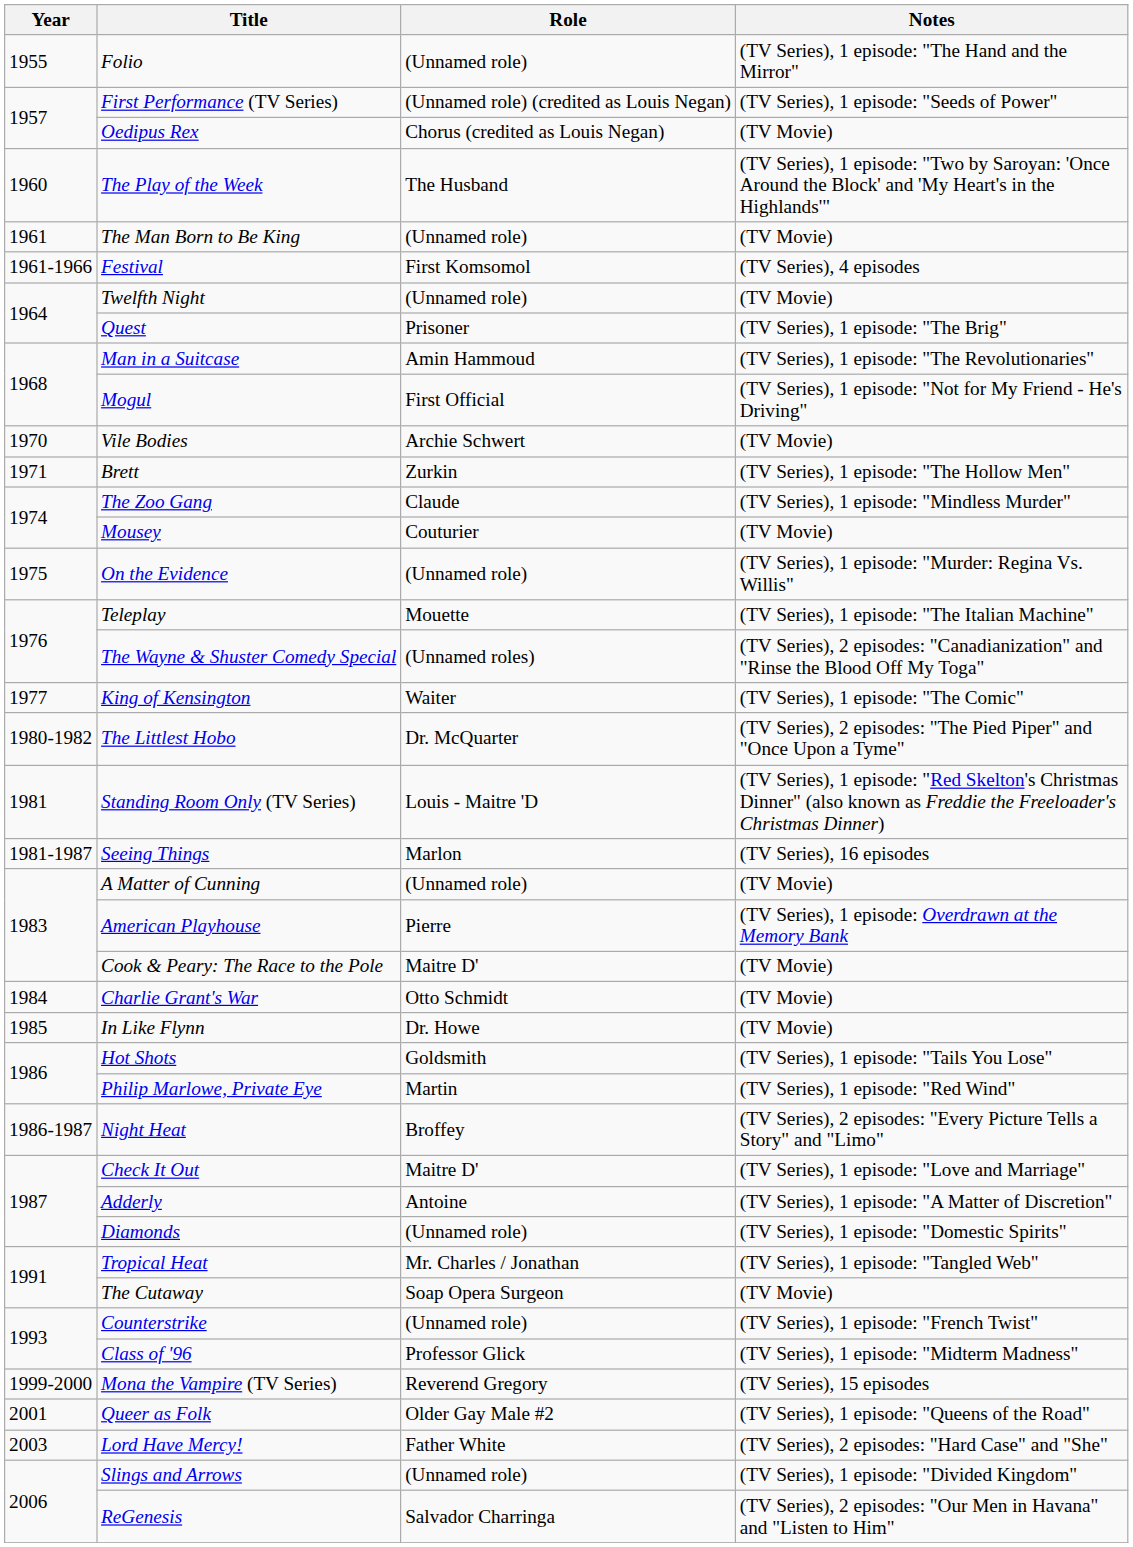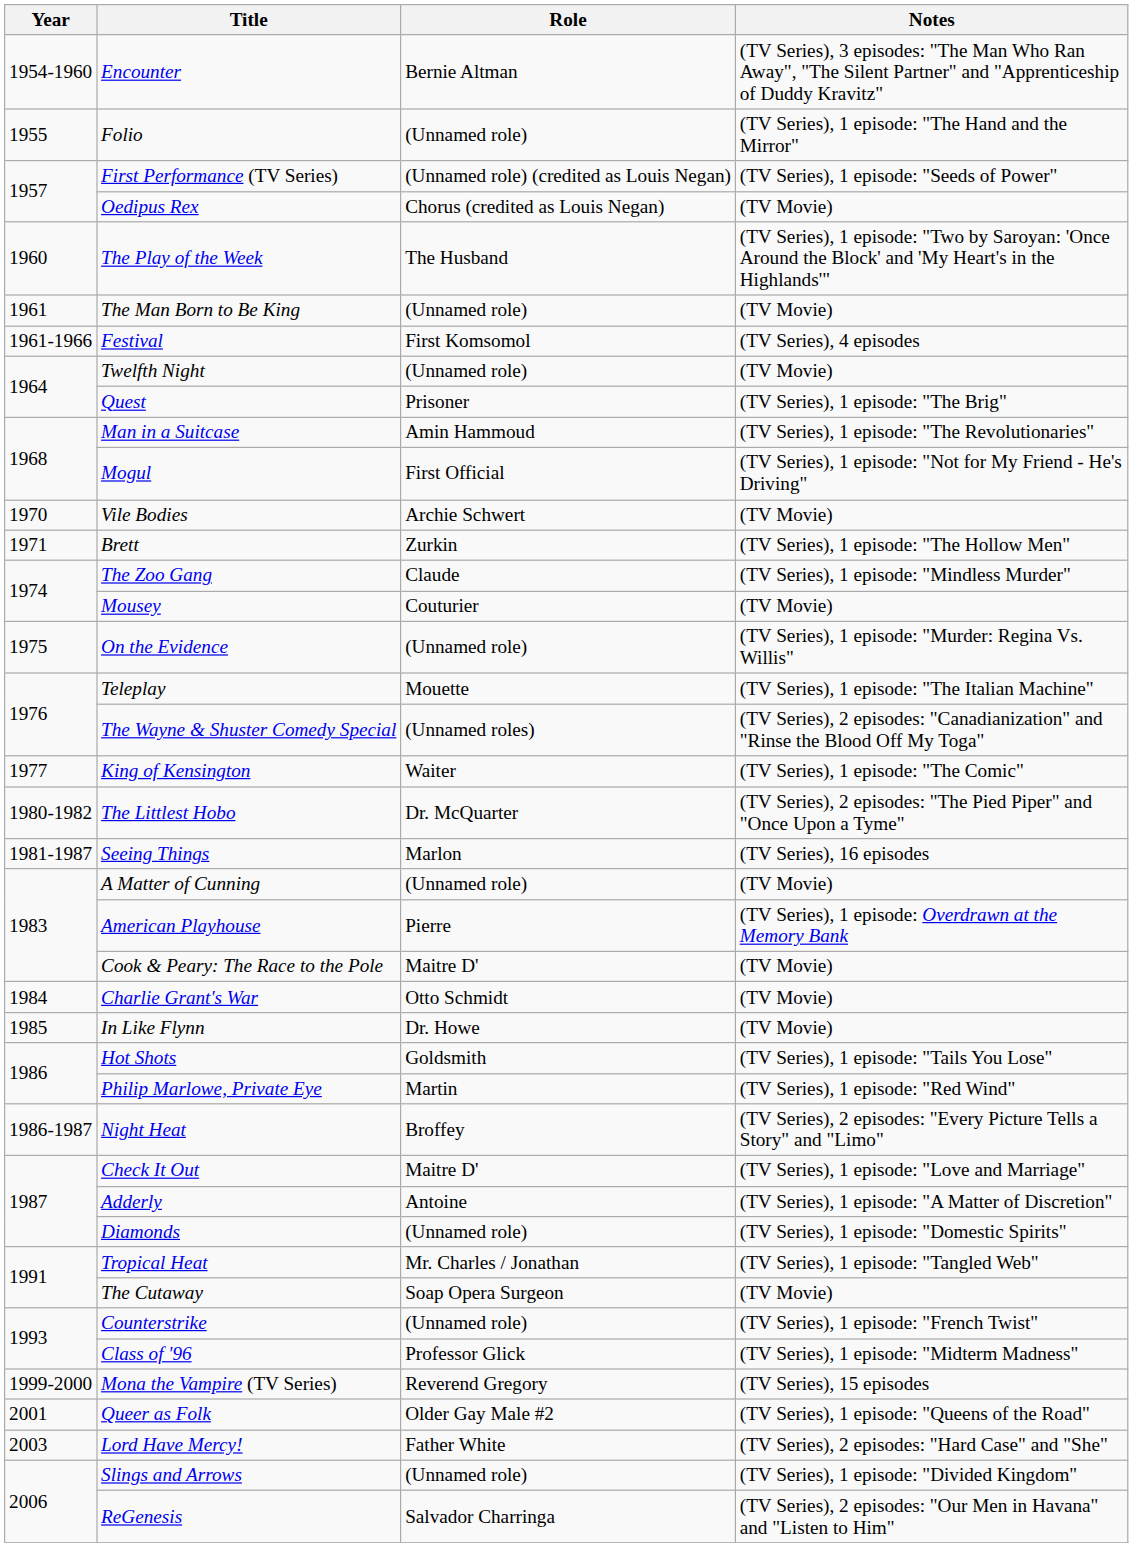+ row: (141, 71)
- row: (228, 801)
